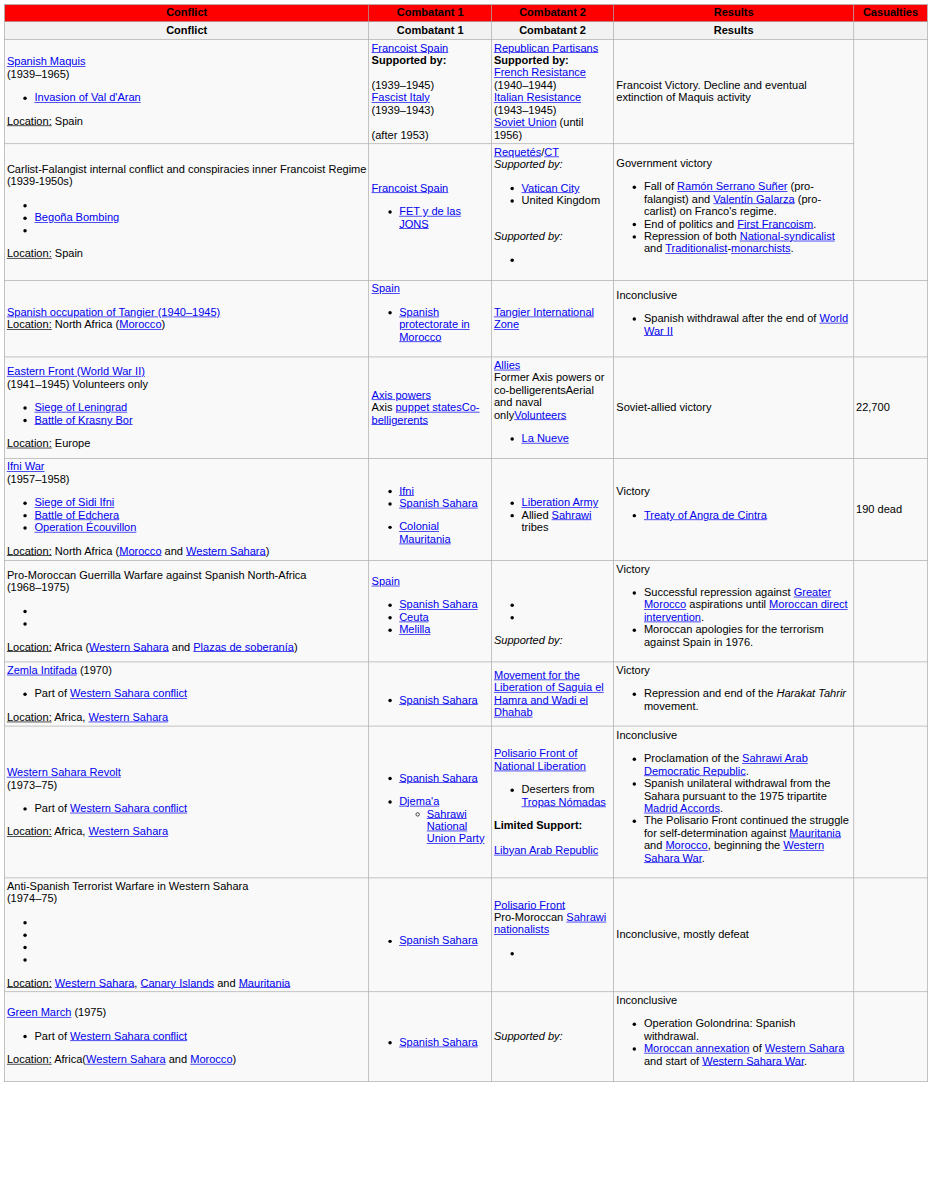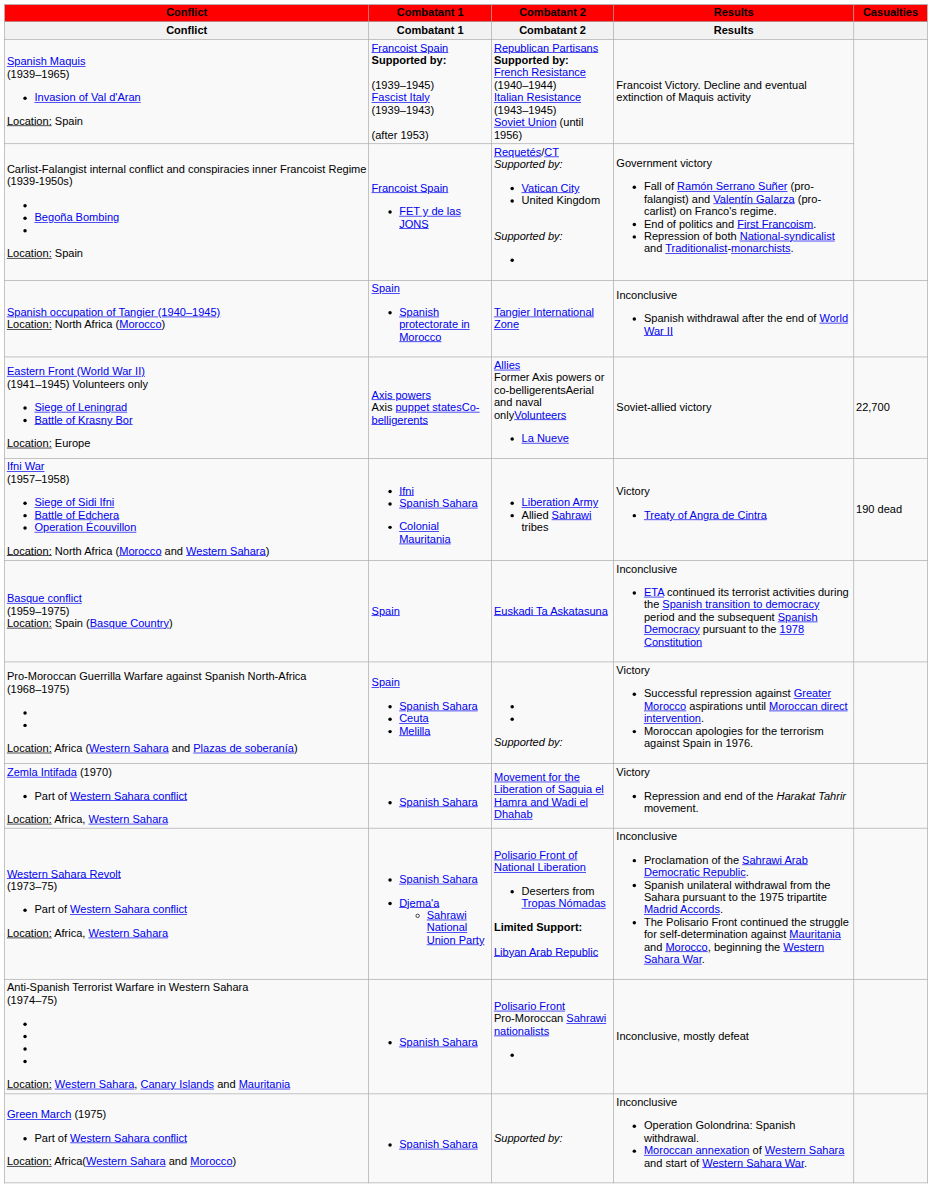+ row: (90, 611)
